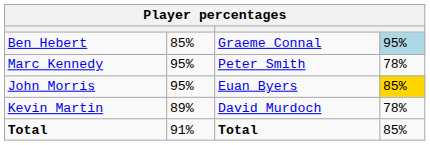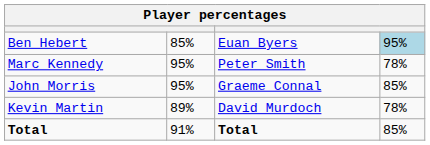(270, 43) Graeme Connal -> (258, 43) Euan Byers
(258, 86) Euan Byers -> (270, 86) Graeme Connal
(395, 86) gold background -> (395, 86) no background
